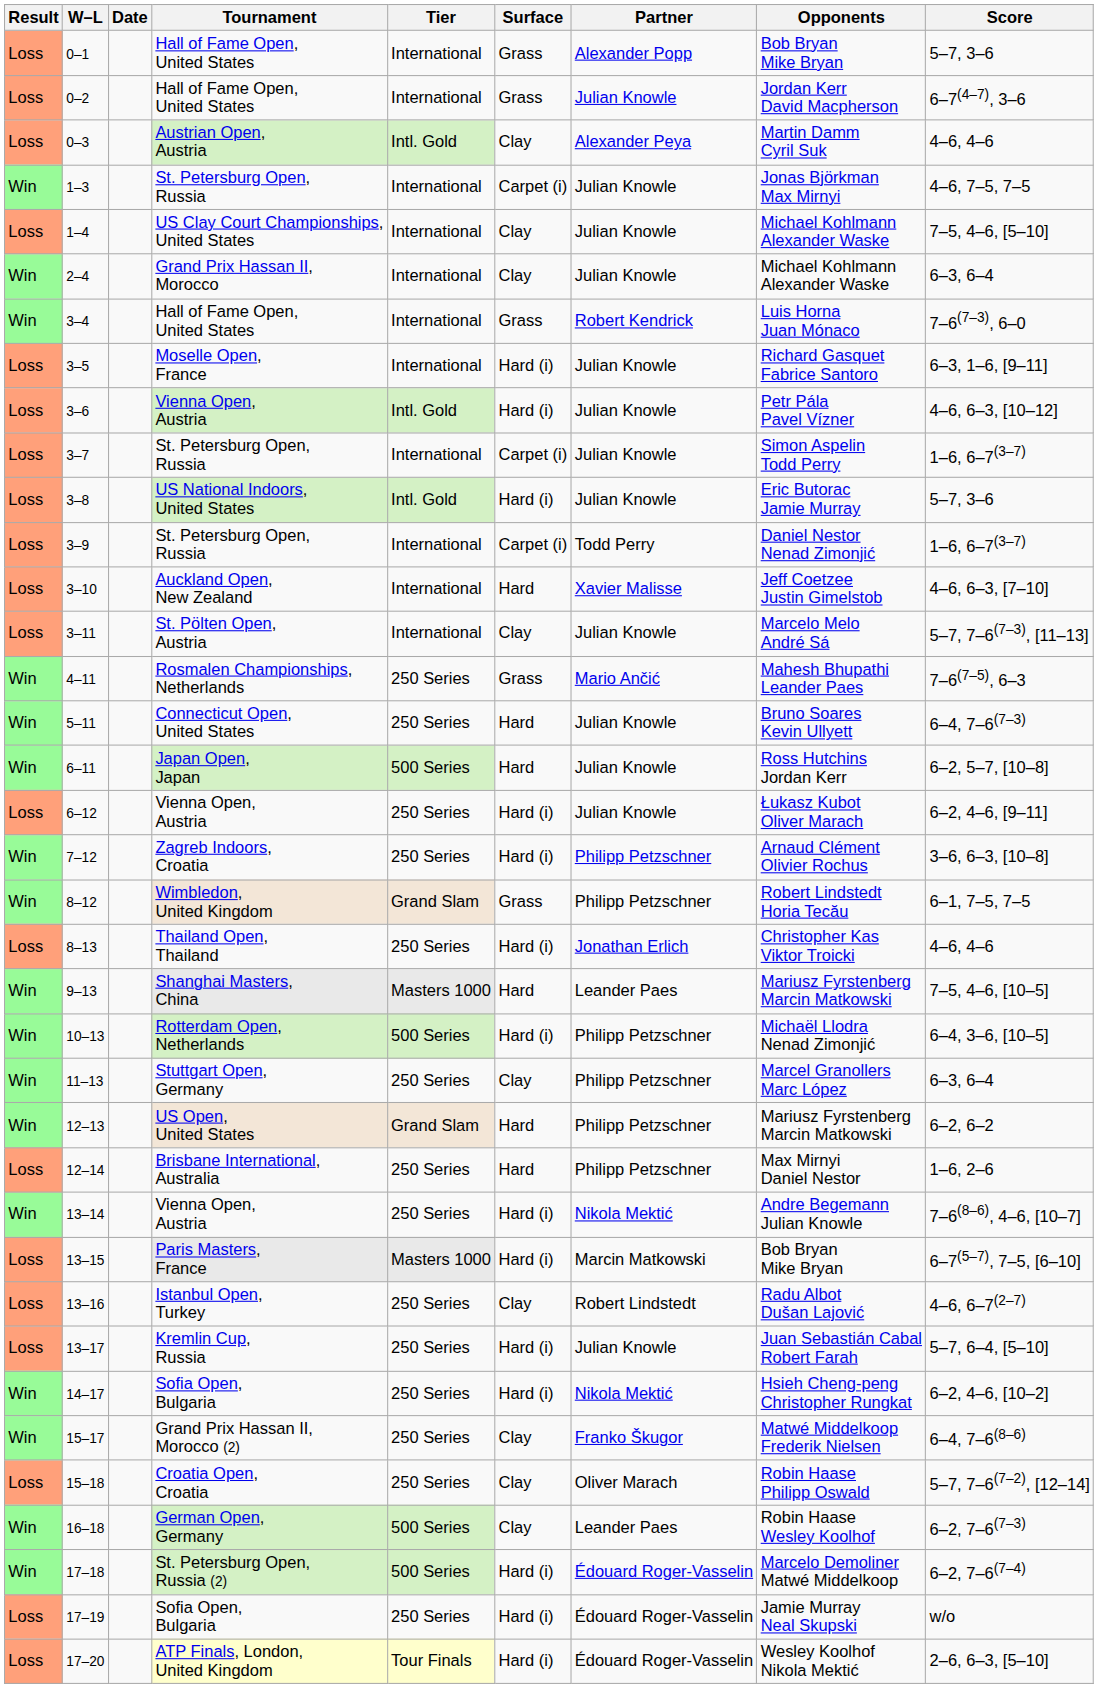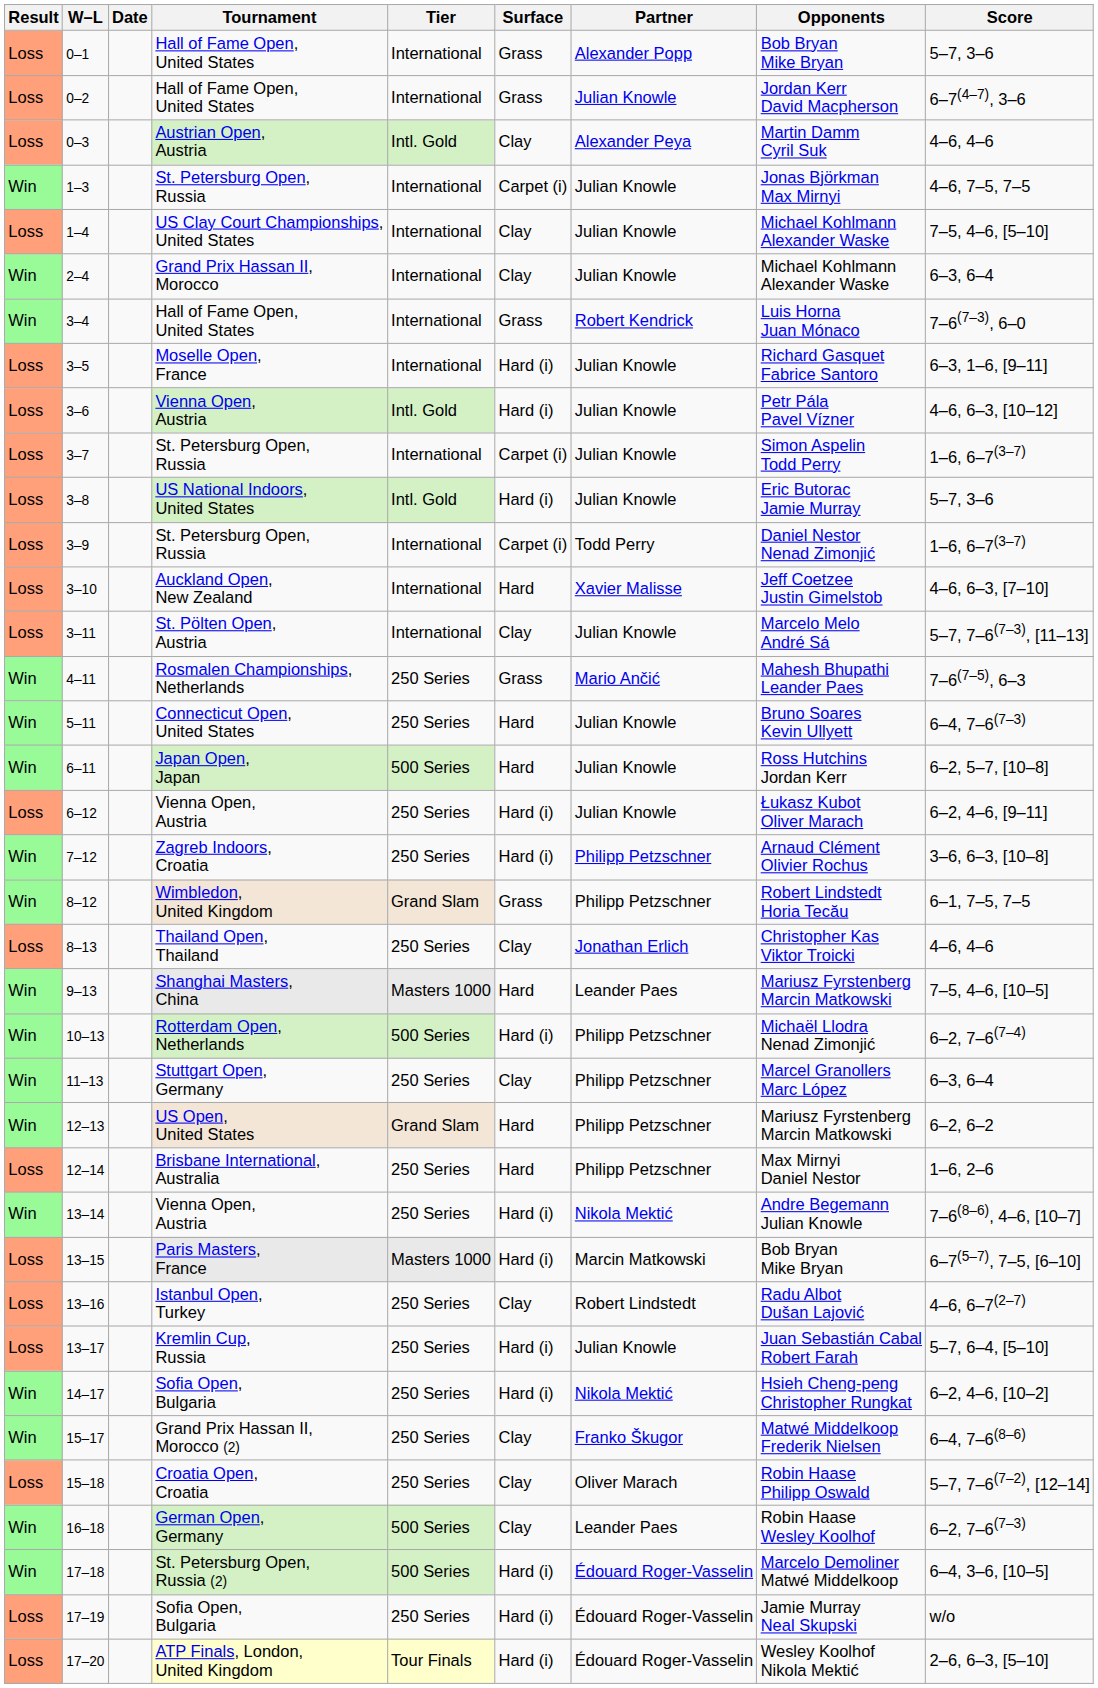(526, 946) Hard (i) -> (515, 946) Clay
(989, 1035) 6–4, 3–6, [10–5] -> (978, 1035) 6–2, 7–6(7–4)
(978, 1571) 6–2, 7–6(7–4) -> (989, 1571) 6–4, 3–6, [10–5]
